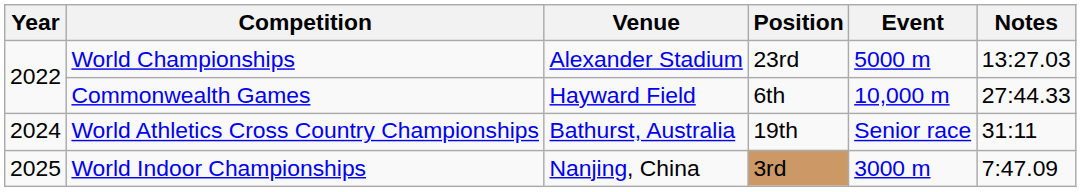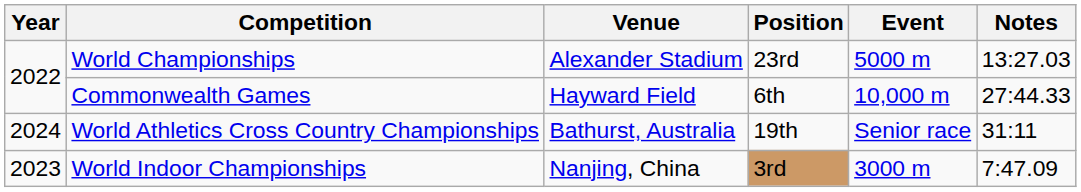(35, 167) 2025 -> (35, 167) 2023
